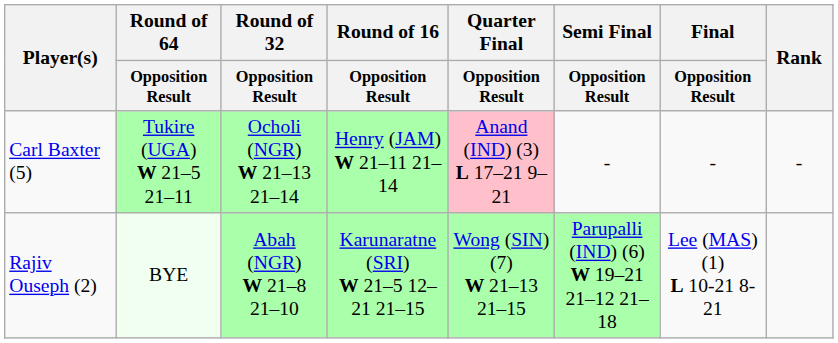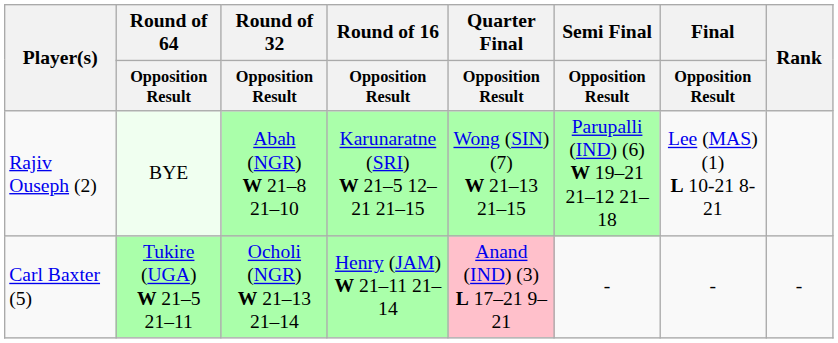rows swapped: (53, 275) <-> (55, 162)
